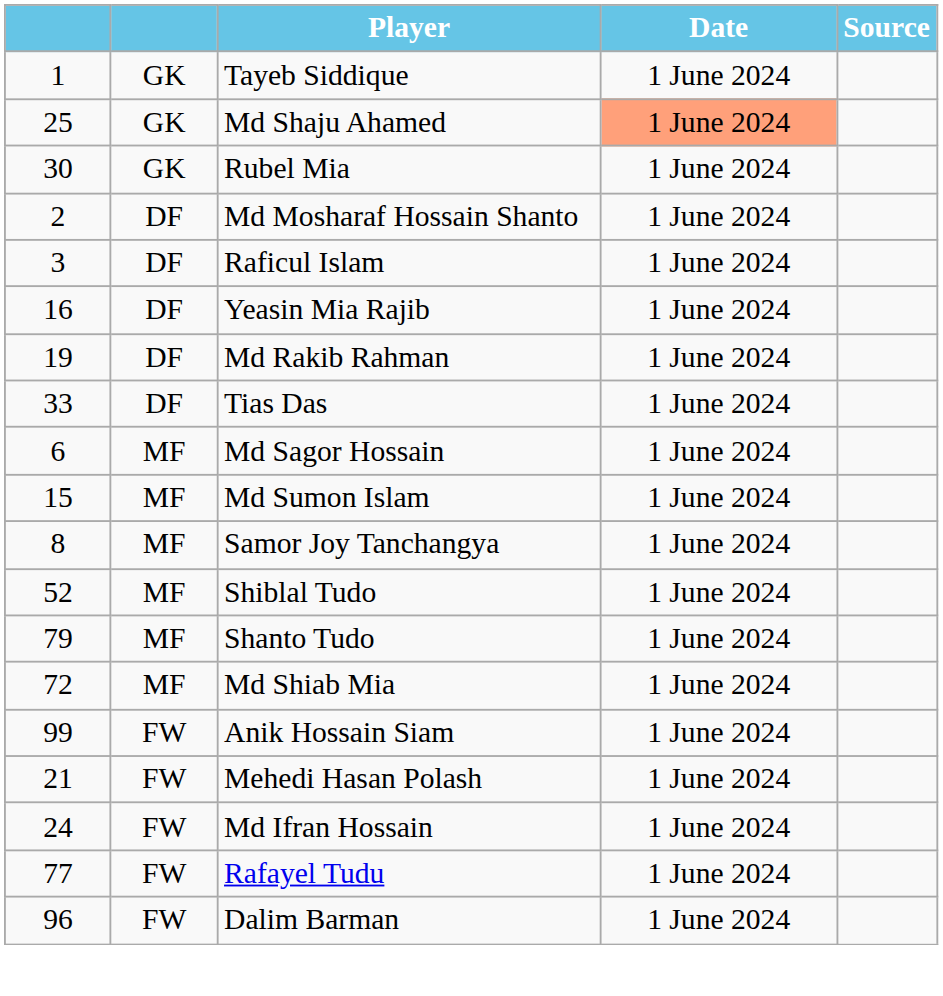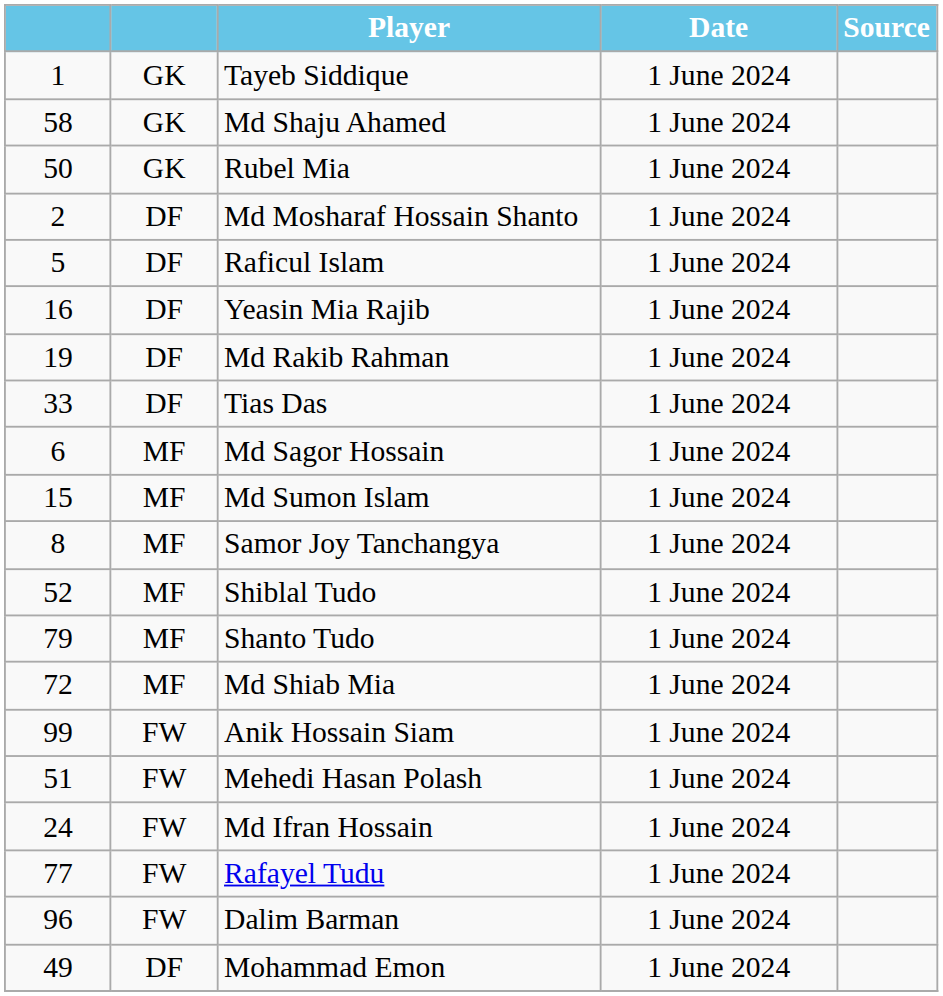(58, 121) 25 -> (58, 121) 58
(719, 121) lightsalmon background -> (719, 121) no background
(58, 168) 30 -> (58, 168) 50
(58, 262) 3 -> (58, 262) 5
(58, 779) 21 -> (58, 779) 51
+ row: (335, 966)
